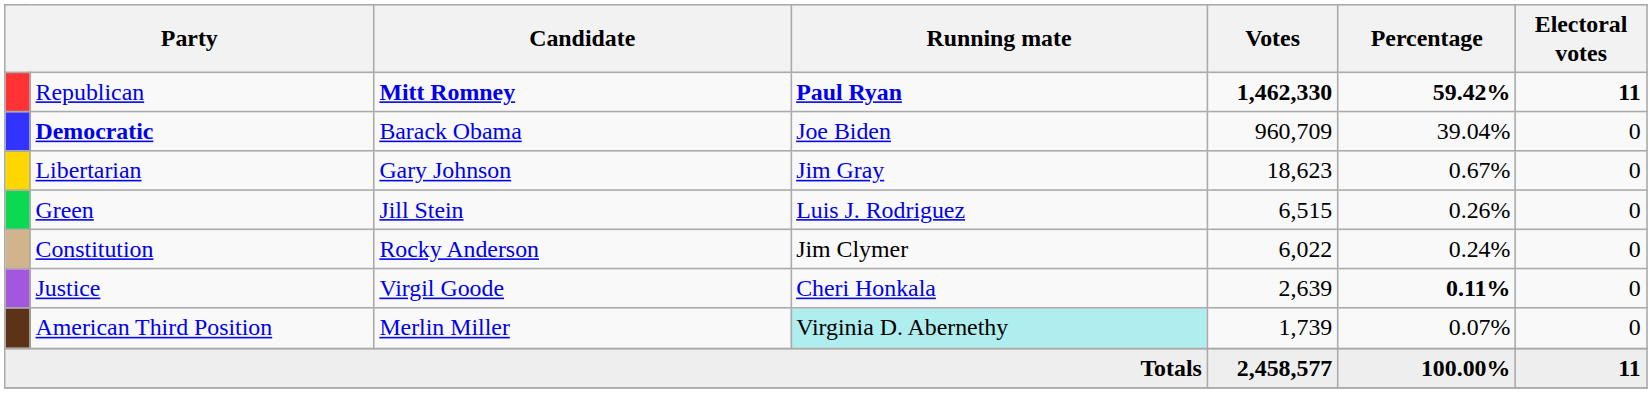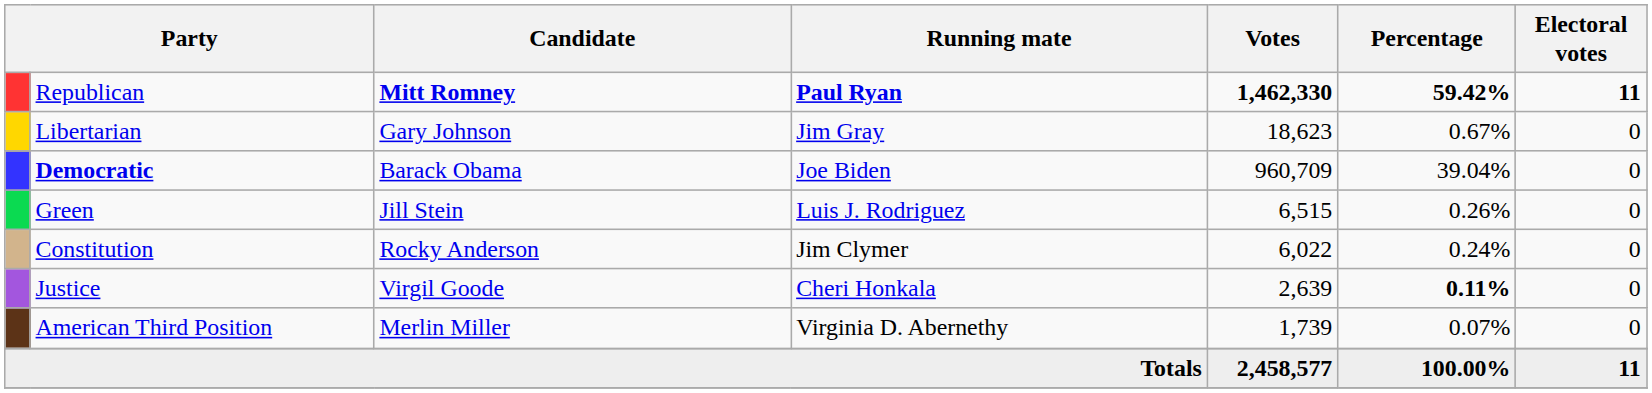rows swapped: (94, 131) <-> (89, 170)
(902, 328) paleturquoise background -> (902, 328) no background
